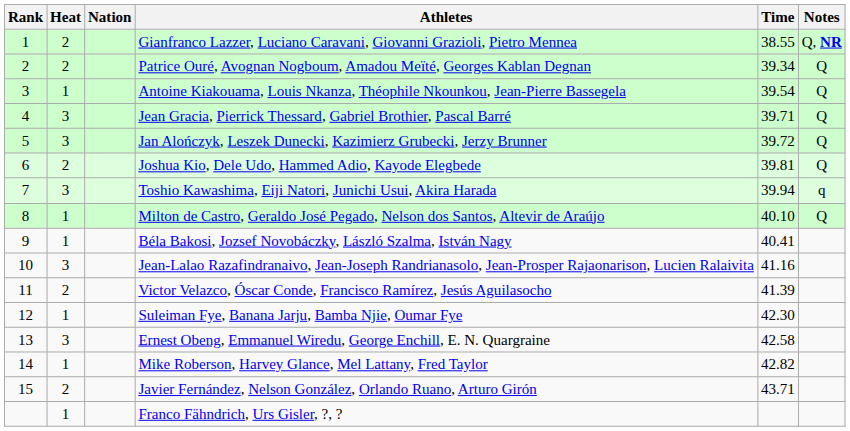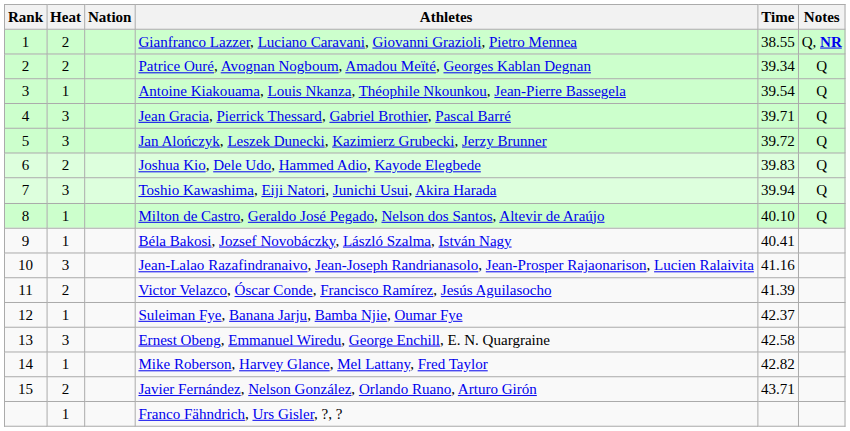(778, 165) 39.81 -> (778, 165) 39.83
(822, 190) q -> (822, 190) Q
(778, 314) 42.30 -> (778, 314) 42.37
